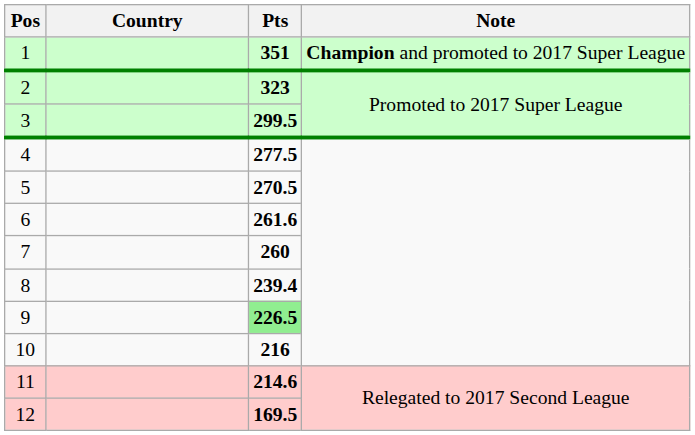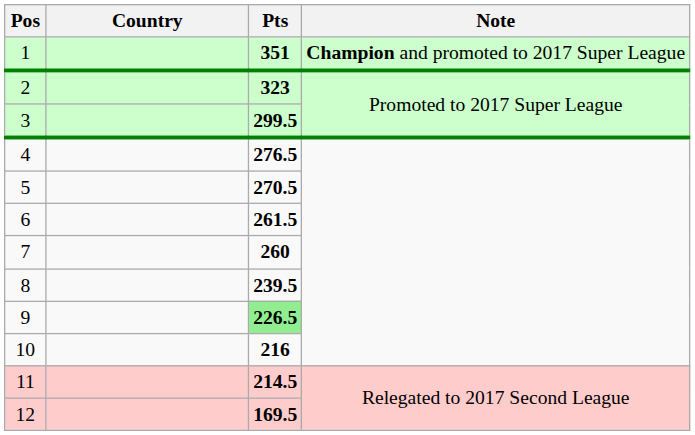(275, 155) 277.5 -> (275, 155) 276.5
(275, 219) 261.6 -> (275, 219) 261.5
(275, 284) 239.4 -> (275, 284) 239.5
(275, 381) 214.6 -> (275, 381) 214.5
